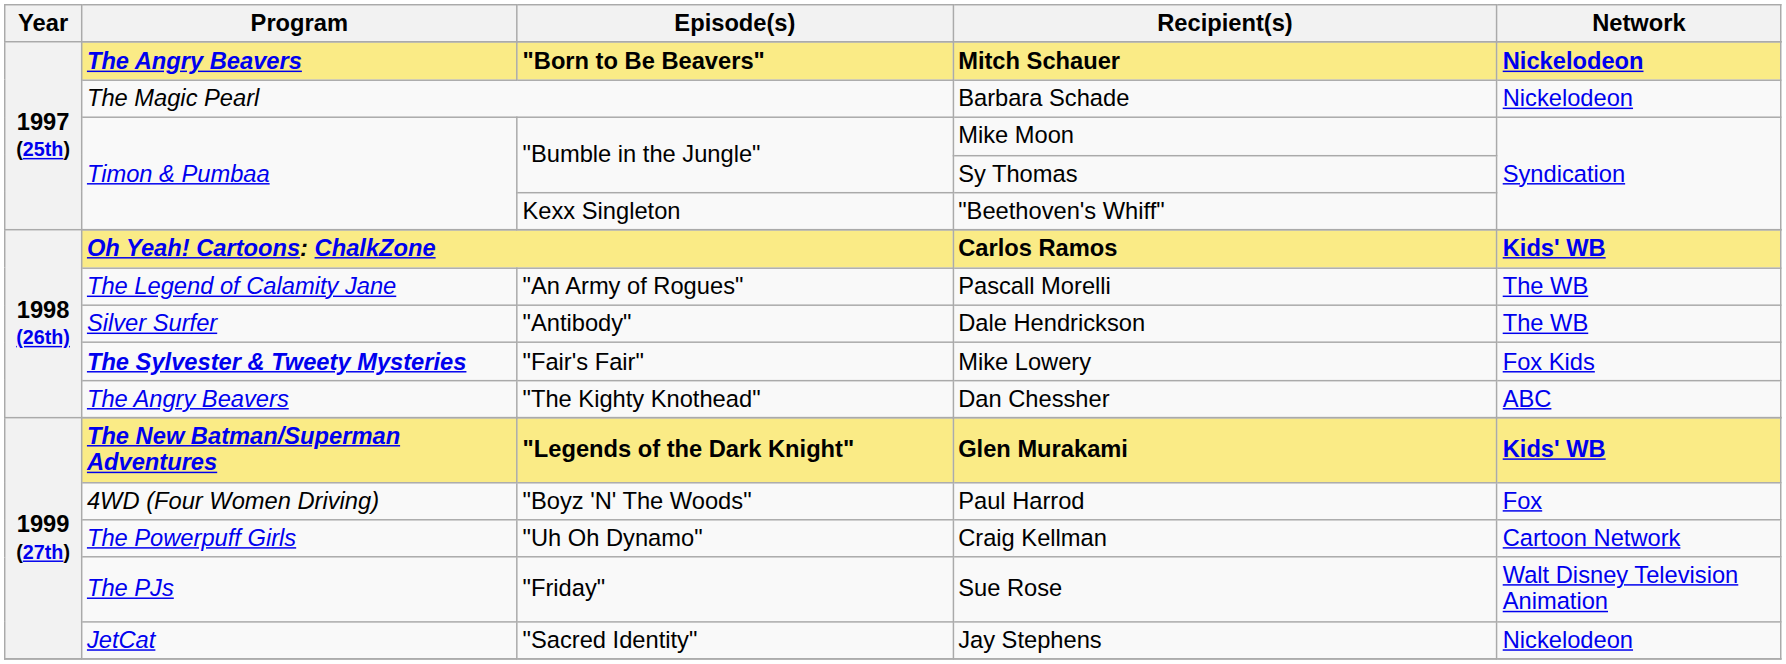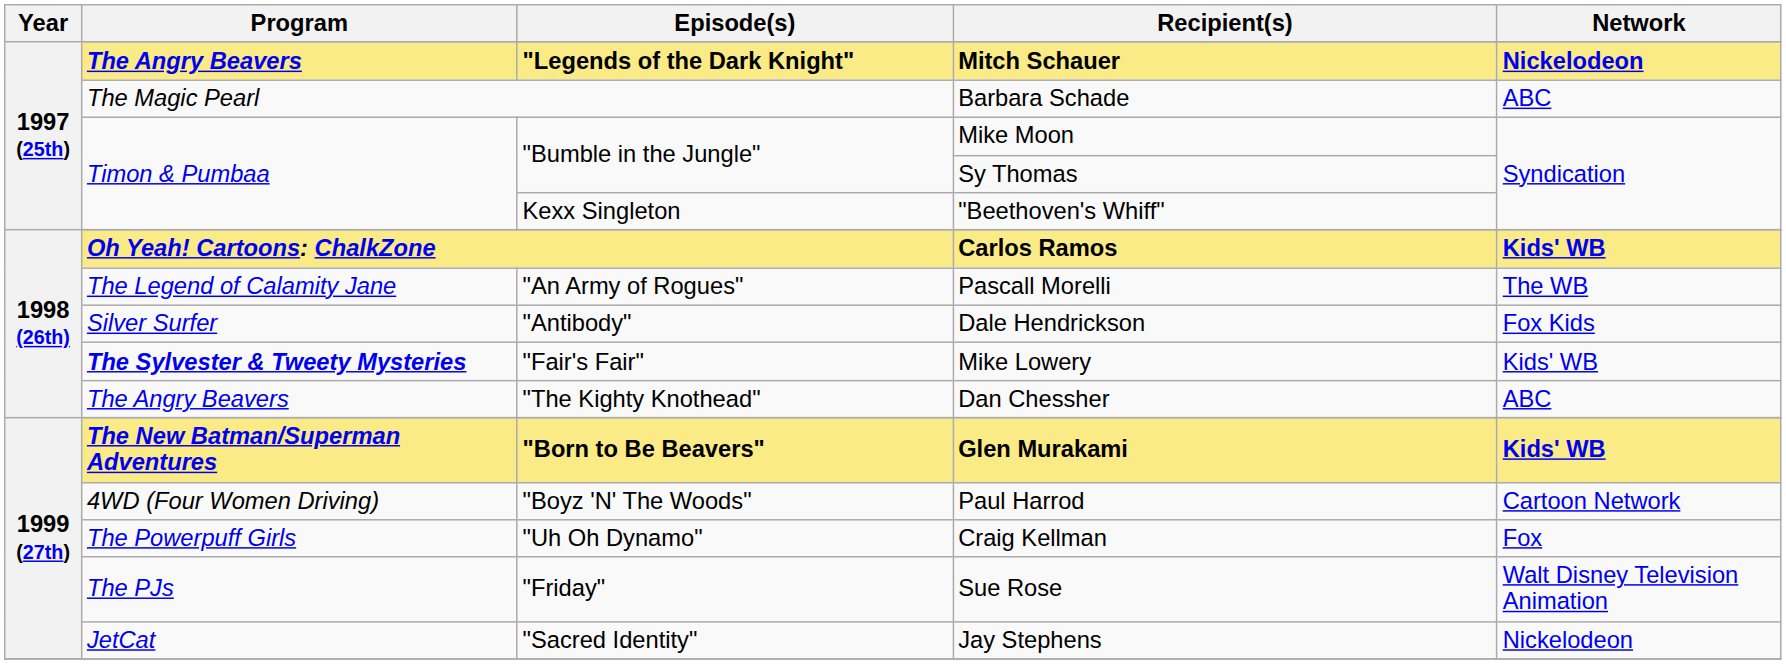(644, 60) "Born to Be Beavers" -> (688, 60) "Legends of the Dark Knight"
(1568, 98) Nickelodeon -> (1527, 98) ABC
(1545, 323) The WB -> (1549, 323) Fox Kids
(1549, 361) Fox Kids -> (1550, 361) Kids' WB
(688, 449) "Legends of the Dark Knight" -> (644, 449) "Born to Be Beavers"
(1522, 500) Fox -> (1592, 500) Cartoon Network
(1592, 538) Cartoon Network -> (1522, 538) Fox
